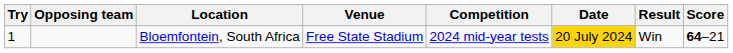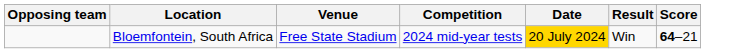- column: (18, 15)
